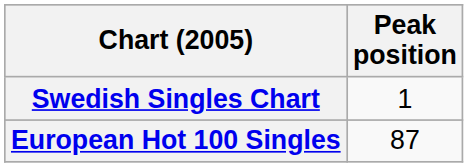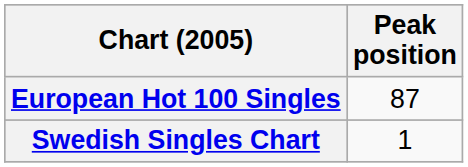rows swapped: (176, 140) <-> (176, 98)
